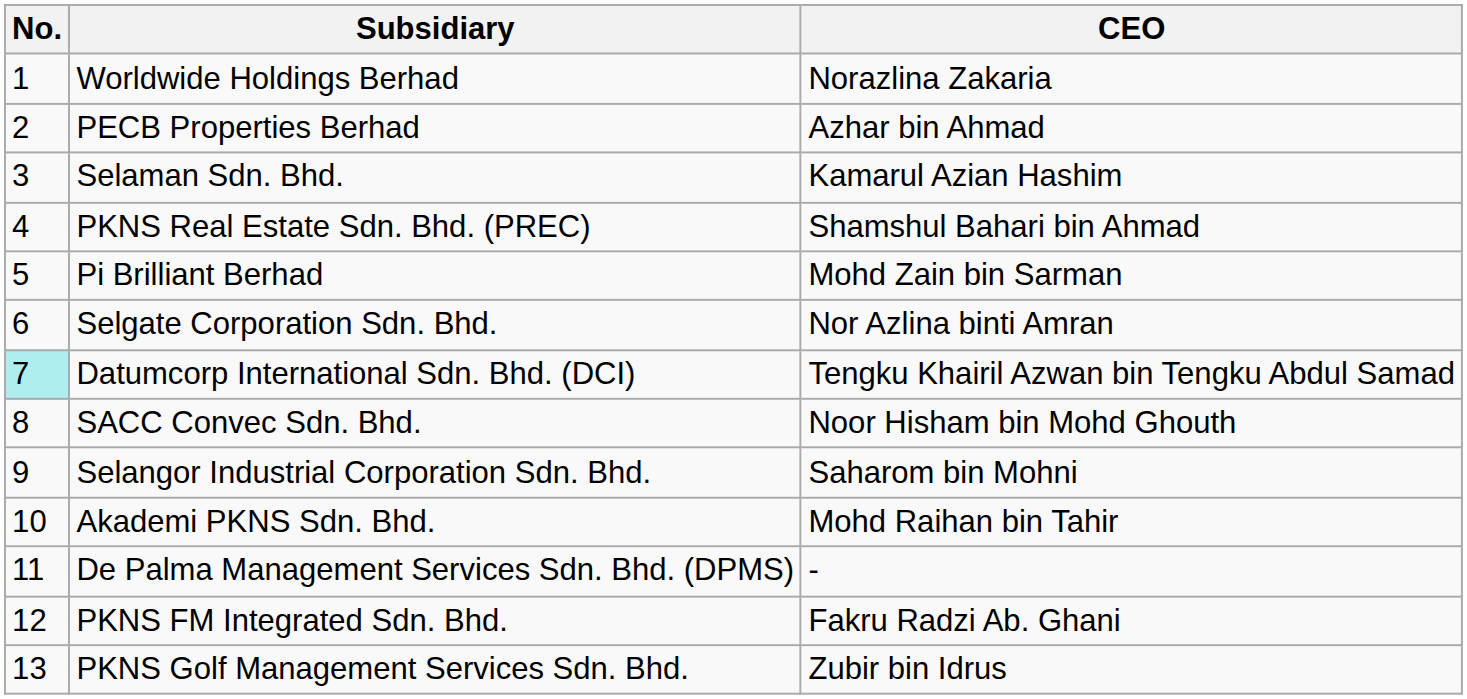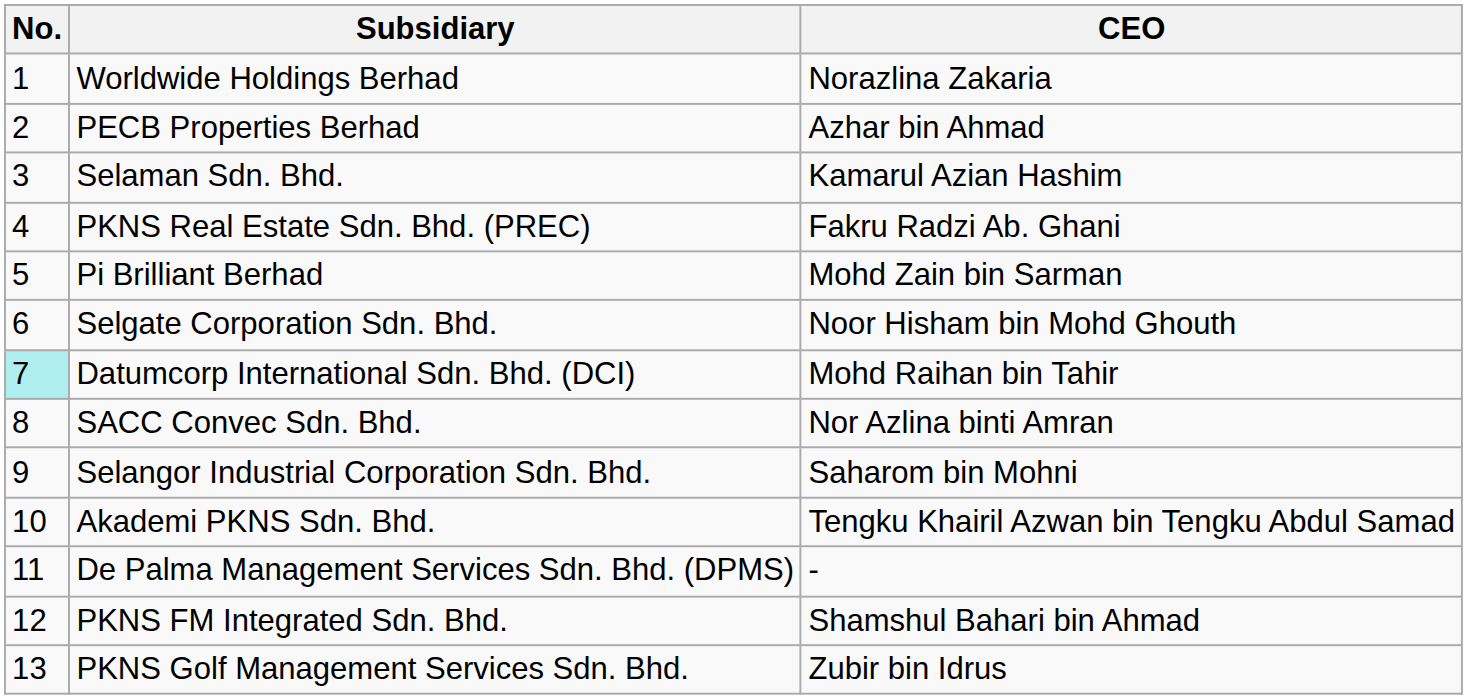(1004, 226) Shamshul Bahari bin Ahmad -> (965, 226) Fakru Radzi Ab. Ghani
(961, 324) Nor Azlina binti Amran -> (1022, 324) Noor Hisham bin Mohd Ghouth
(1132, 373) Tengku Khairil Azwan bin Tengku Abdul Samad -> (963, 373) Mohd Raihan bin Tahir
(1022, 422) Noor Hisham bin Mohd Ghouth -> (961, 422) Nor Azlina binti Amran
(963, 521) Mohd Raihan bin Tahir -> (1132, 521) Tengku Khairil Azwan bin Tengku Abdul Samad
(965, 619) Fakru Radzi Ab. Ghani -> (1004, 619) Shamshul Bahari bin Ahmad
